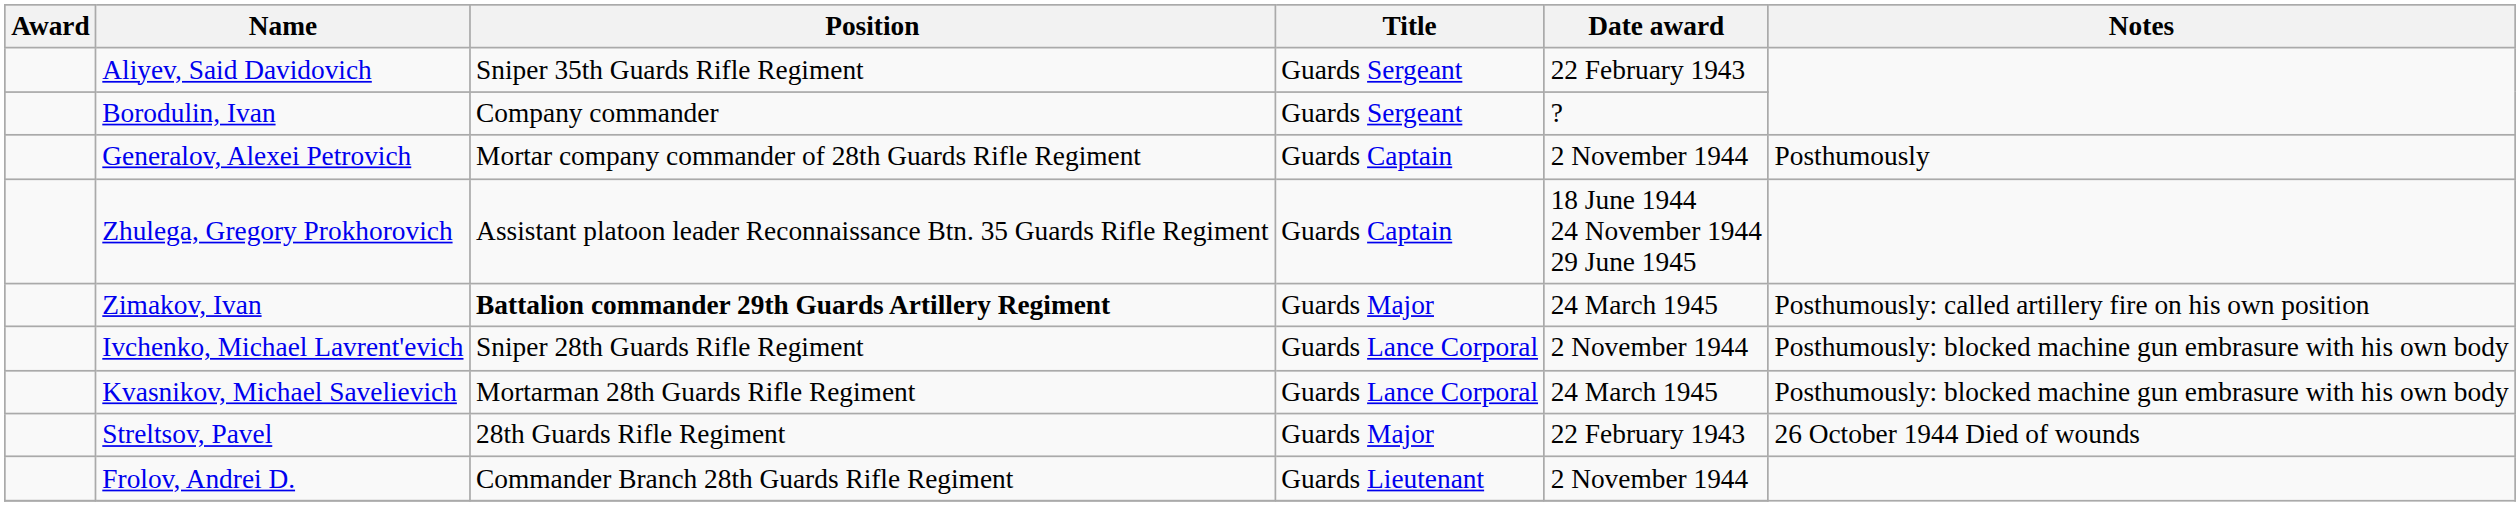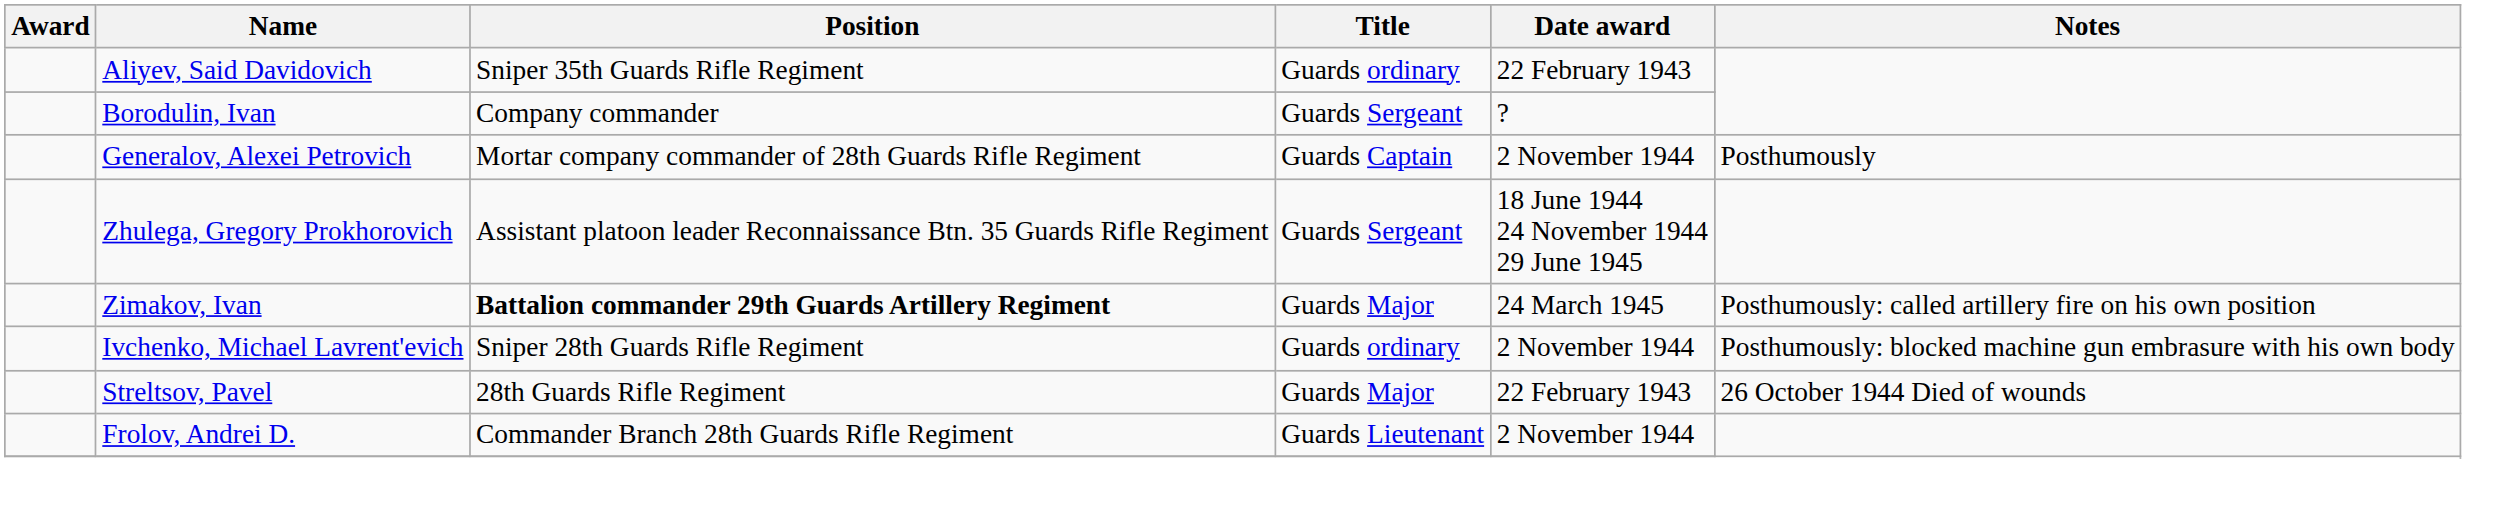(1372, 69) Guards Sergeant -> (1371, 69) Guards ordinary
(1367, 230) Guards Captain -> (1372, 230) Guards Sergeant
(1410, 348) Guards Lance Corporal -> (1371, 348) Guards ordinary
- row: (280, 391)
